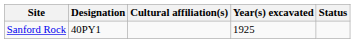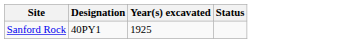- column: (179, 13)
